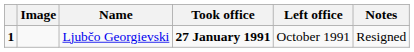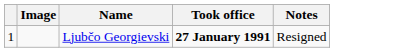- column: (313, 15)
(11, 36) bold -> (11, 36) normal
